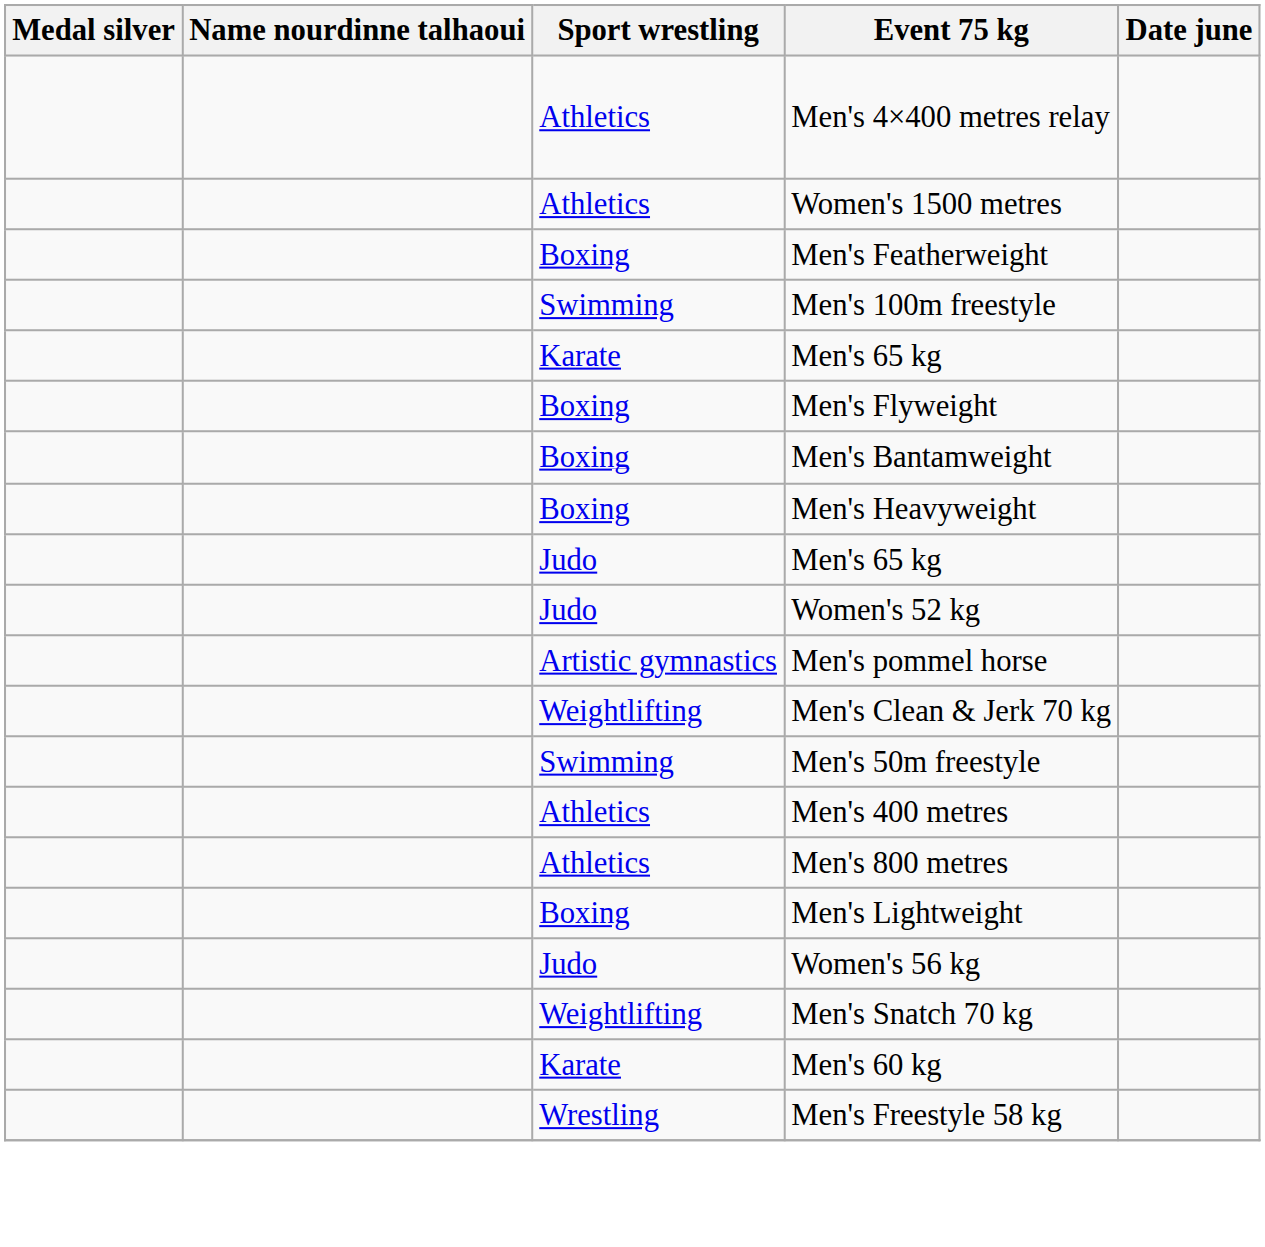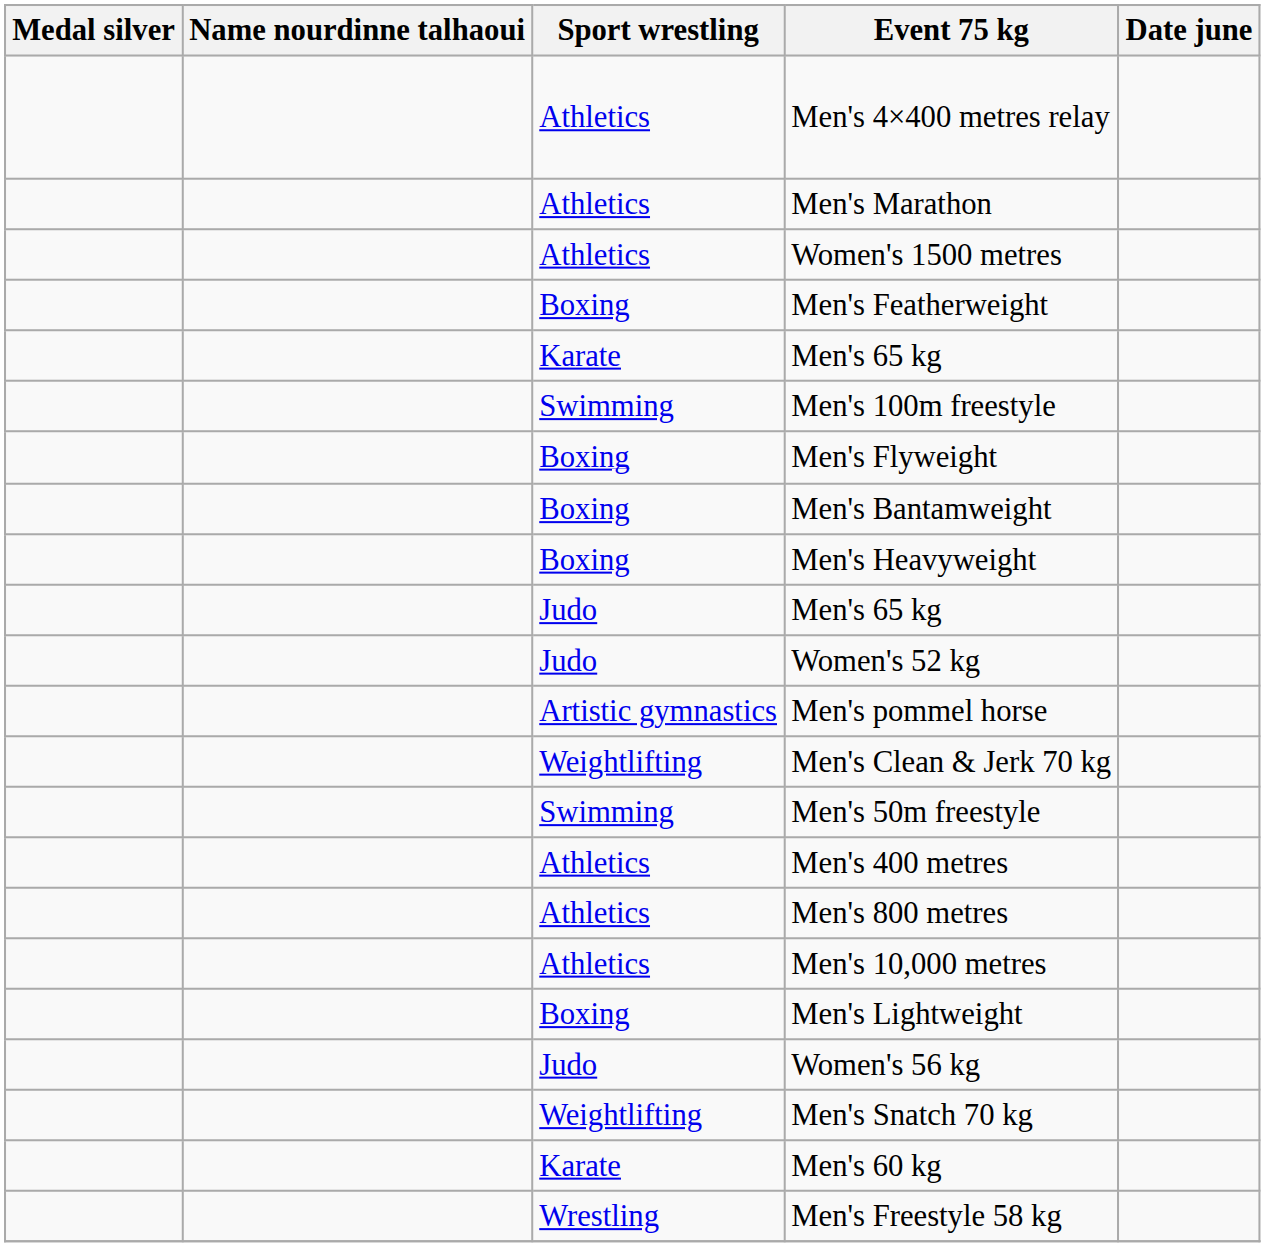+ row: (595, 203)
rows swapped: (580, 355) <-> (607, 305)
+ row: (595, 963)
